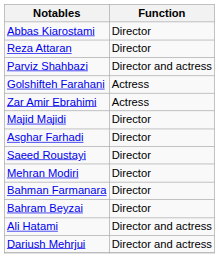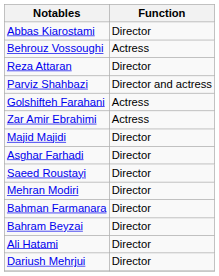+ row: (55, 48)
(162, 226) Director and actress -> (131, 244) Director
(162, 244) Director and actress -> (131, 262) Director
